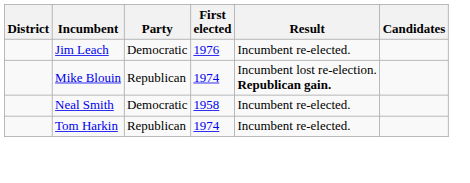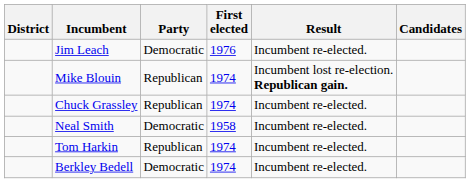+ row: (96, 105)
+ row: (94, 167)
